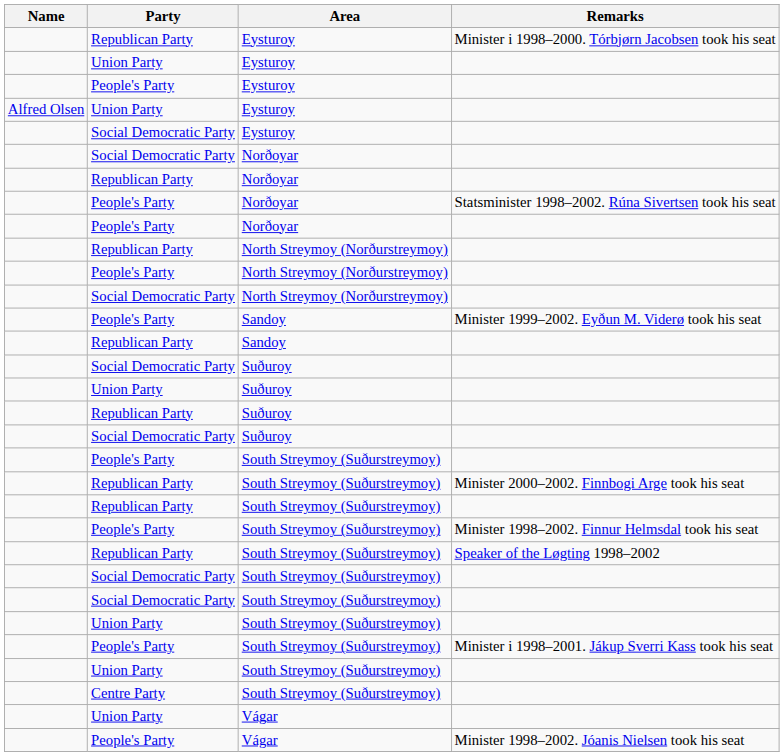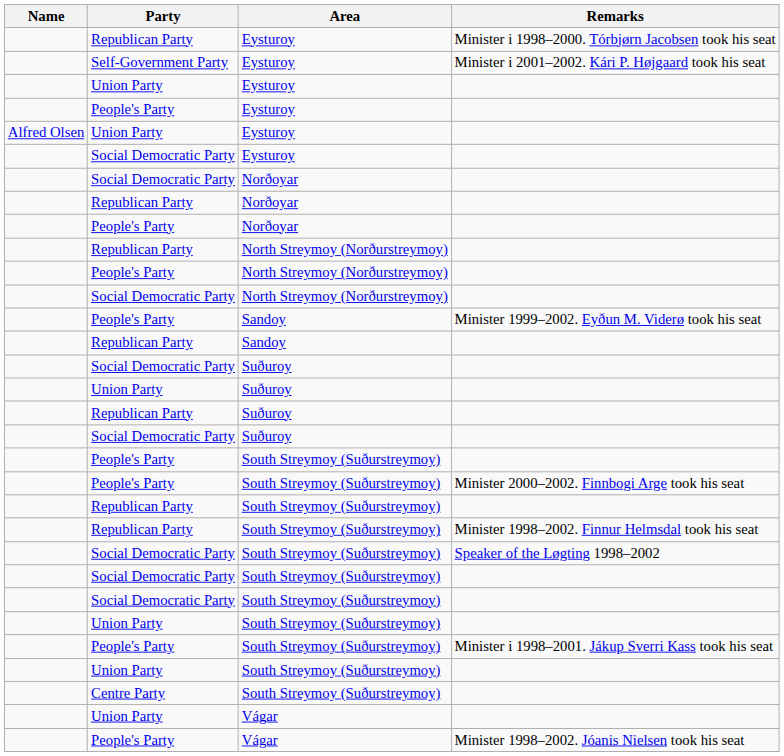+ row: (268, 62)
- row: (270, 202)
(142, 483) Republican Party -> (133, 483) People's Party
(133, 529) People's Party -> (142, 529) Republican Party
(142, 553) Republican Party -> (163, 553) Social Democratic Party
